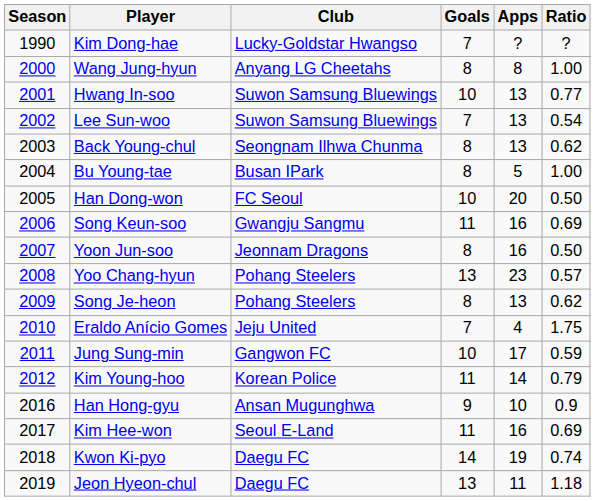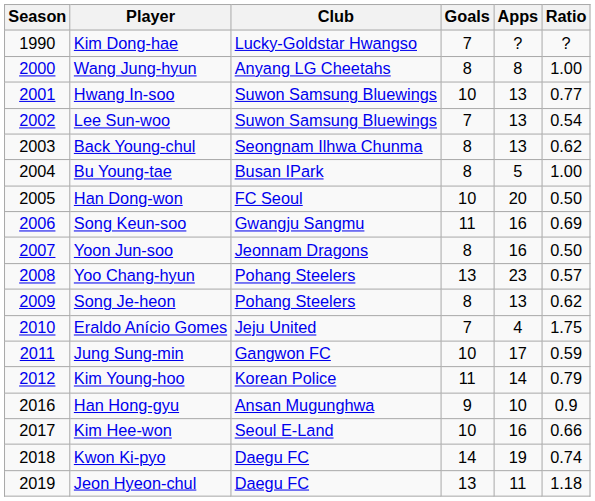(467, 431) 11 -> (467, 431) 10
(566, 431) 0.69 -> (566, 431) 0.66
